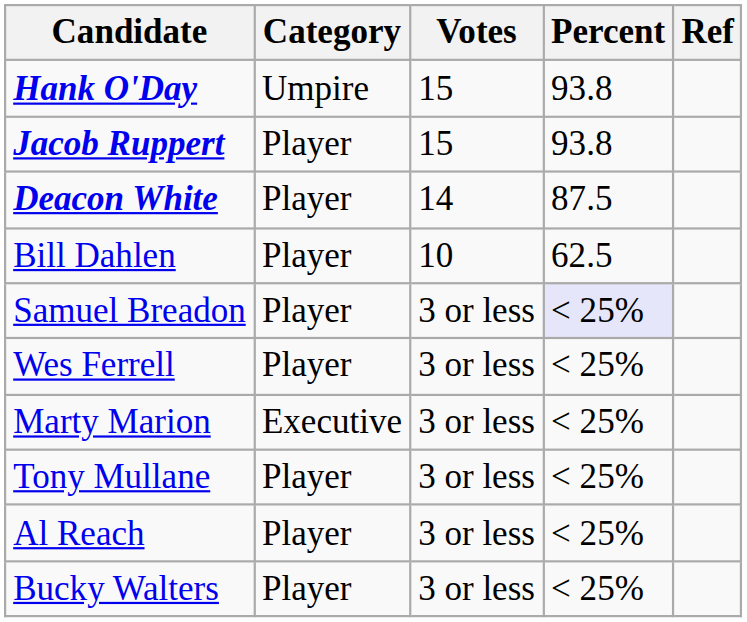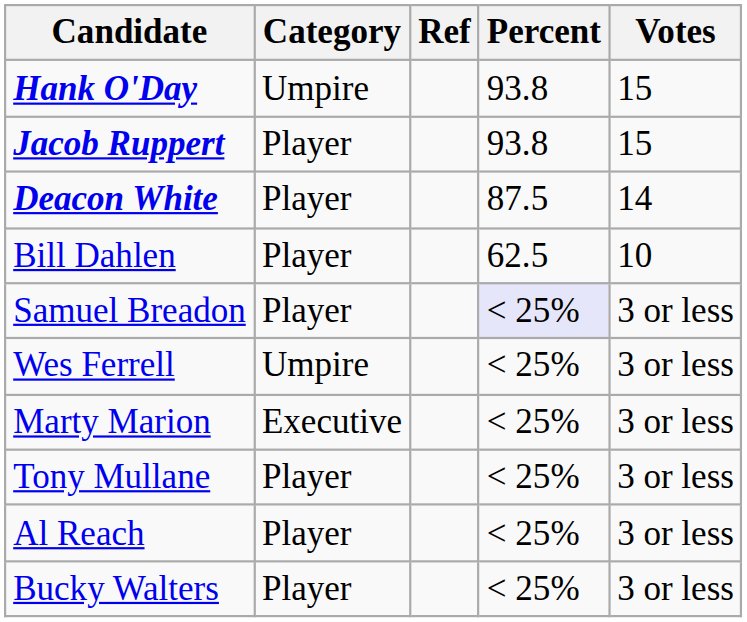columns swapped: (477, 32) <-> (708, 32)
(307, 365) Player -> (315, 365) Umpire
